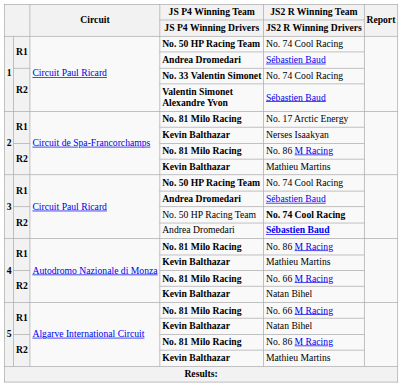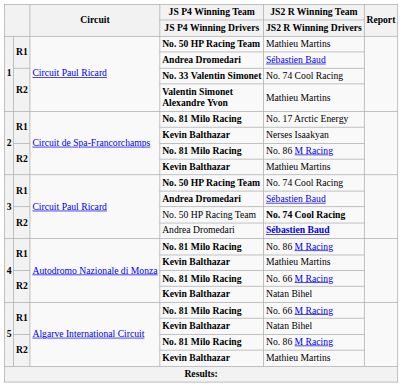(305, 43) No. 74 Cool Racing -> (298, 43) Mathieu Martins
(296, 97) Sébastien Baud -> (298, 97) Mathieu Martins
